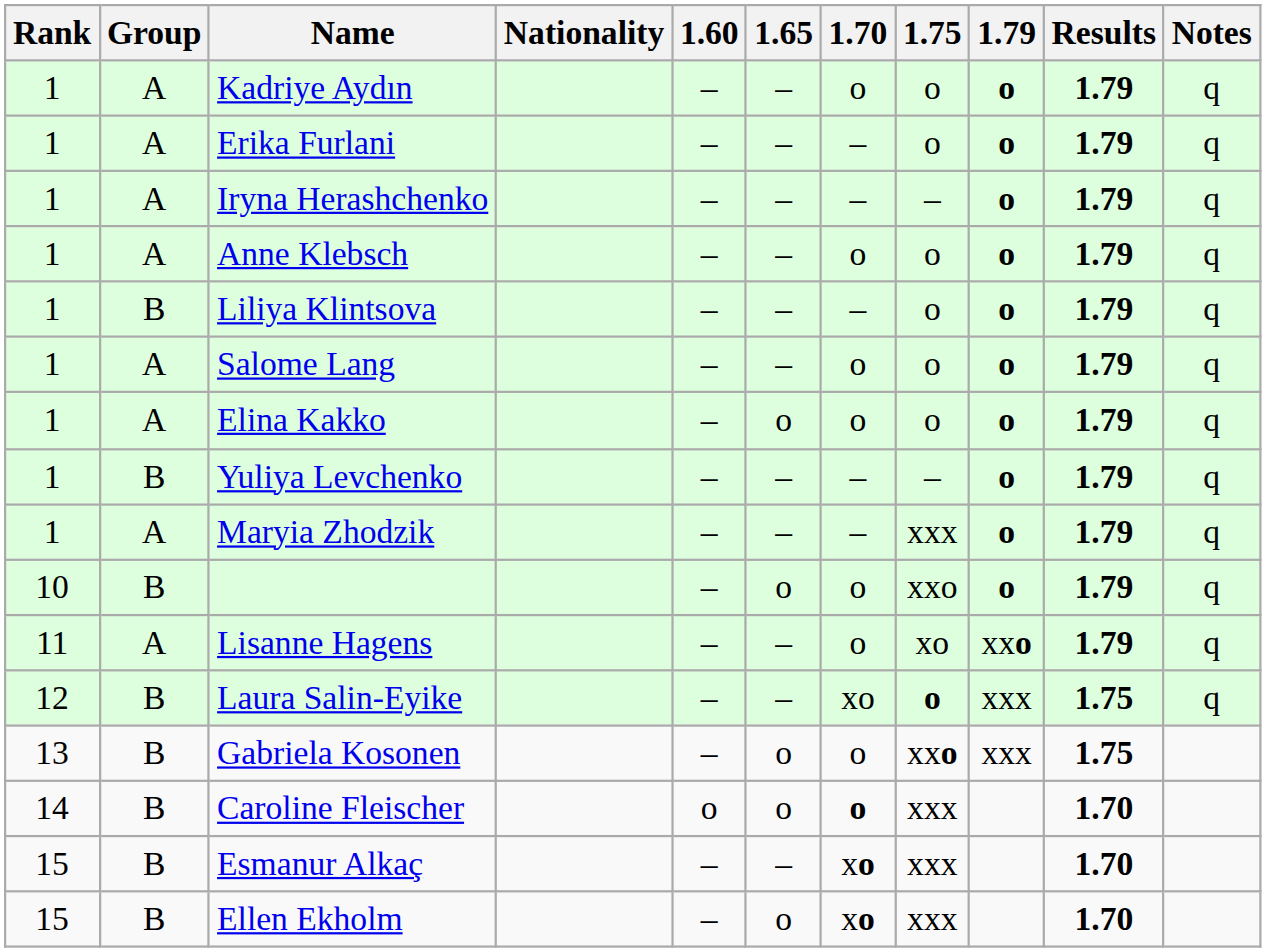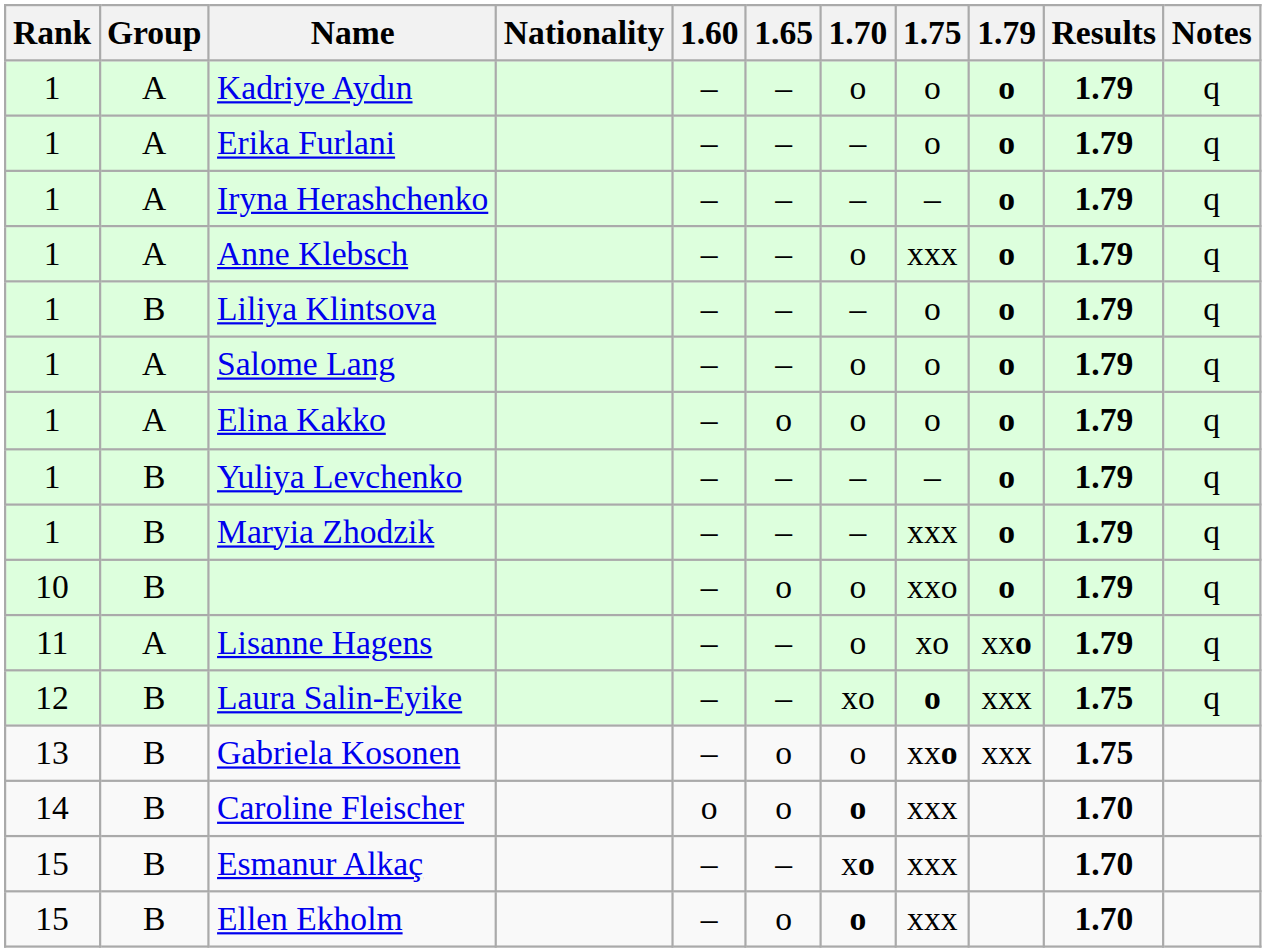(932, 253) o -> (932, 253) xxx
(154, 530) A -> (154, 530) B
(858, 918) xo -> (858, 918) o
